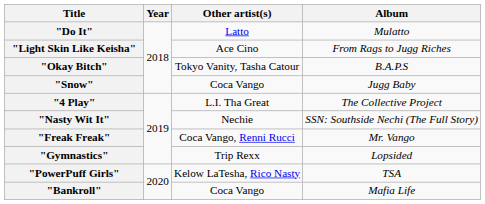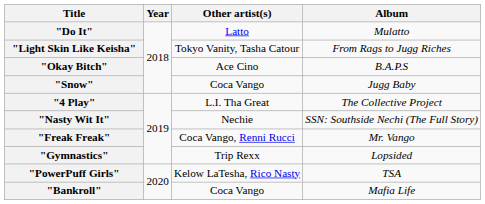(237, 48) Ace Cino -> (237, 48) Tokyo Vanity, Tasha Catour
(237, 66) Tokyo Vanity, Tasha Catour -> (237, 66) Ace Cino
